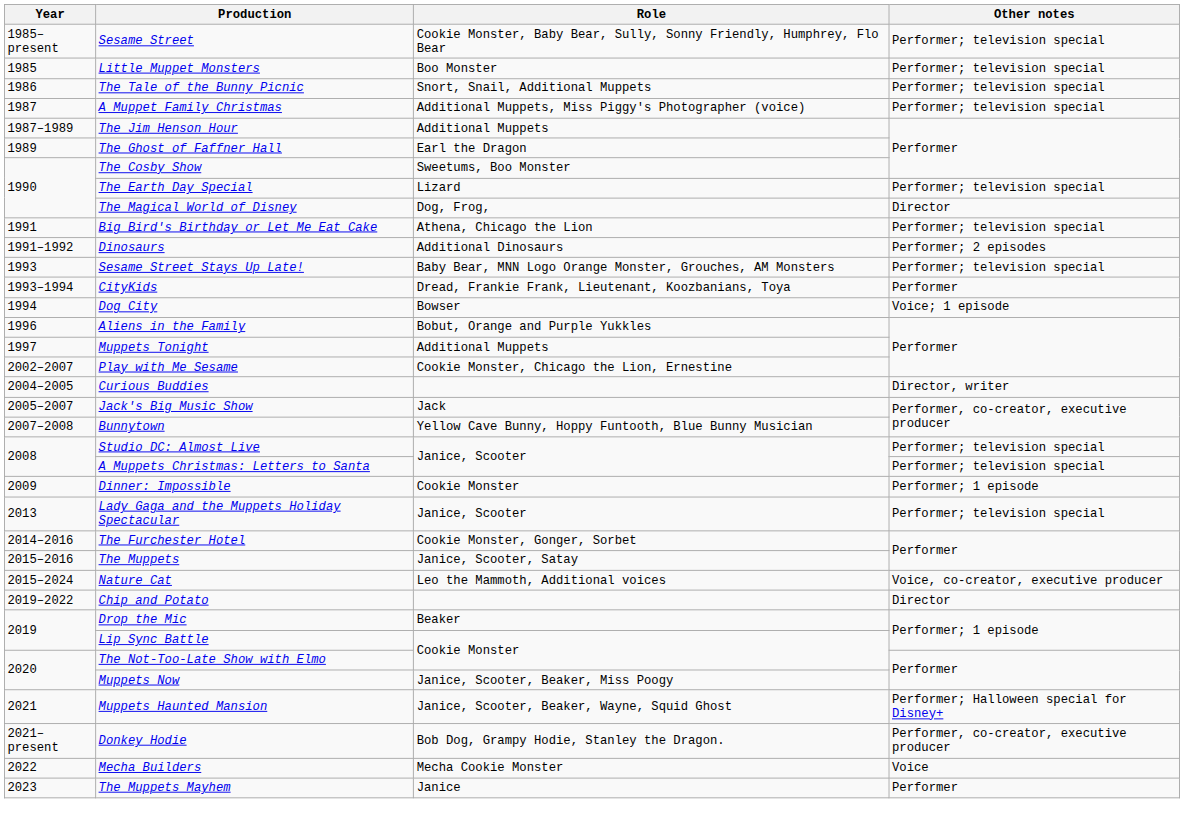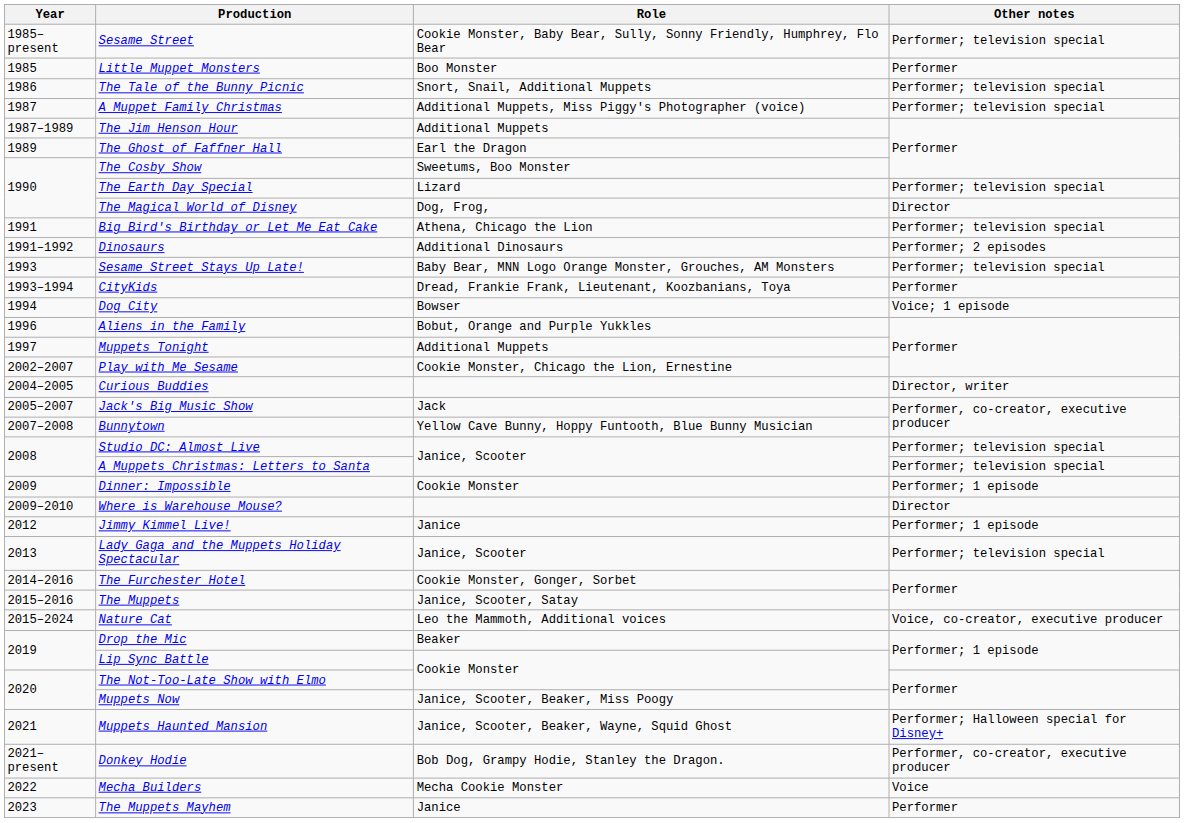(998, 68) Performer; television special -> (925, 68) Performer
+ row: (190, 507)
+ row: (165, 526)
- row: (154, 600)
